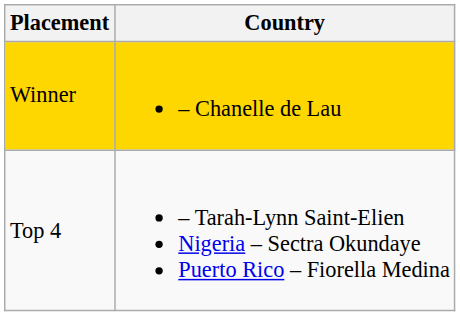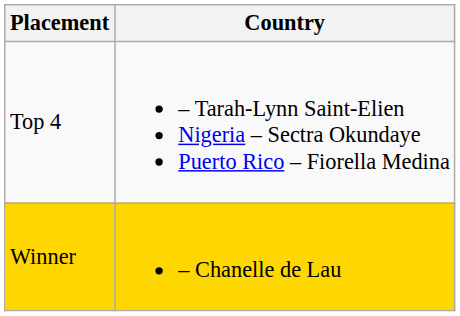rows swapped: (43, 95) <-> (36, 229)
